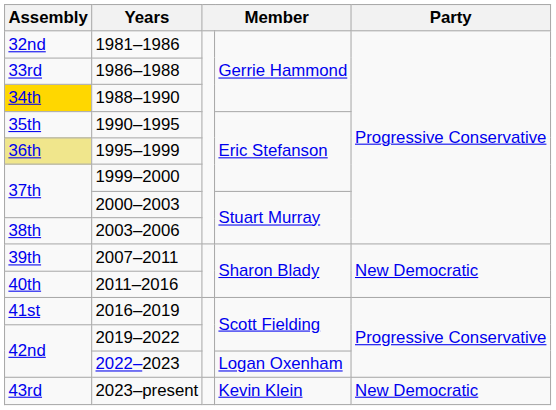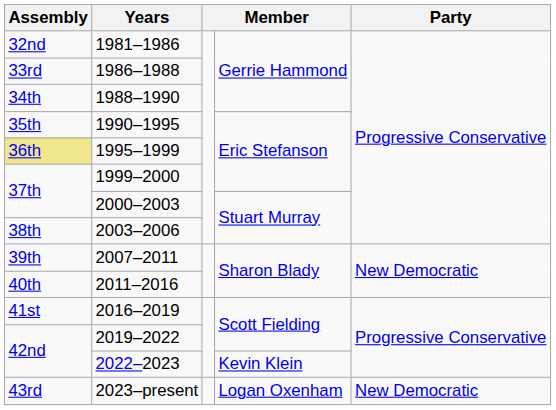(25, 97) gold background -> (25, 97) no background
(281, 364) Logan Oxenham -> (260, 364) Kevin Klein
(260, 390) Kevin Klein -> (281, 390) Logan Oxenham
